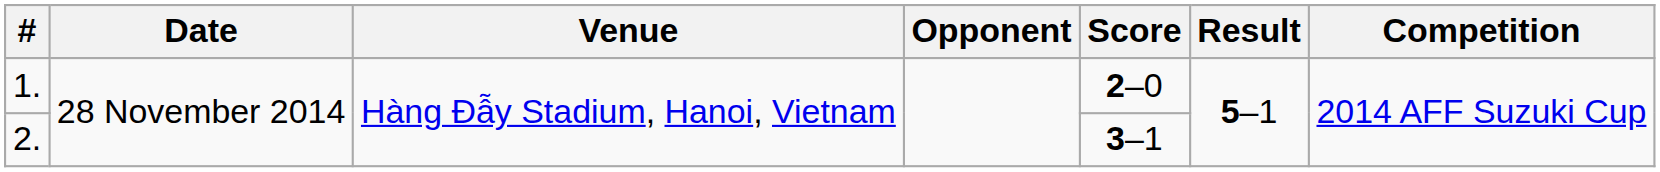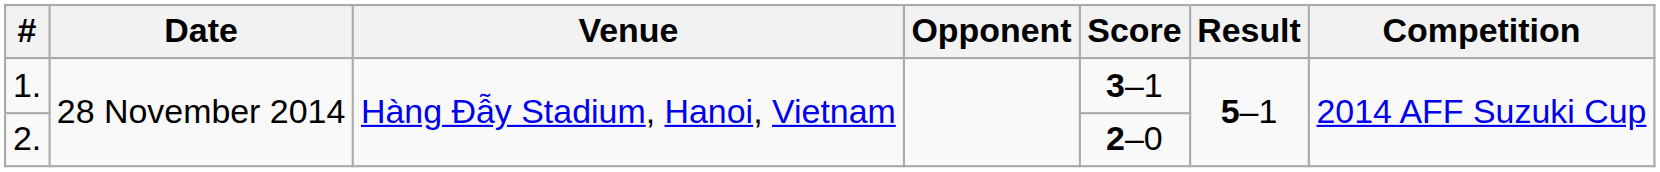(1134, 85) 2–0 -> (1134, 85) 3–1
(1134, 138) 3–1 -> (1134, 138) 2–0
